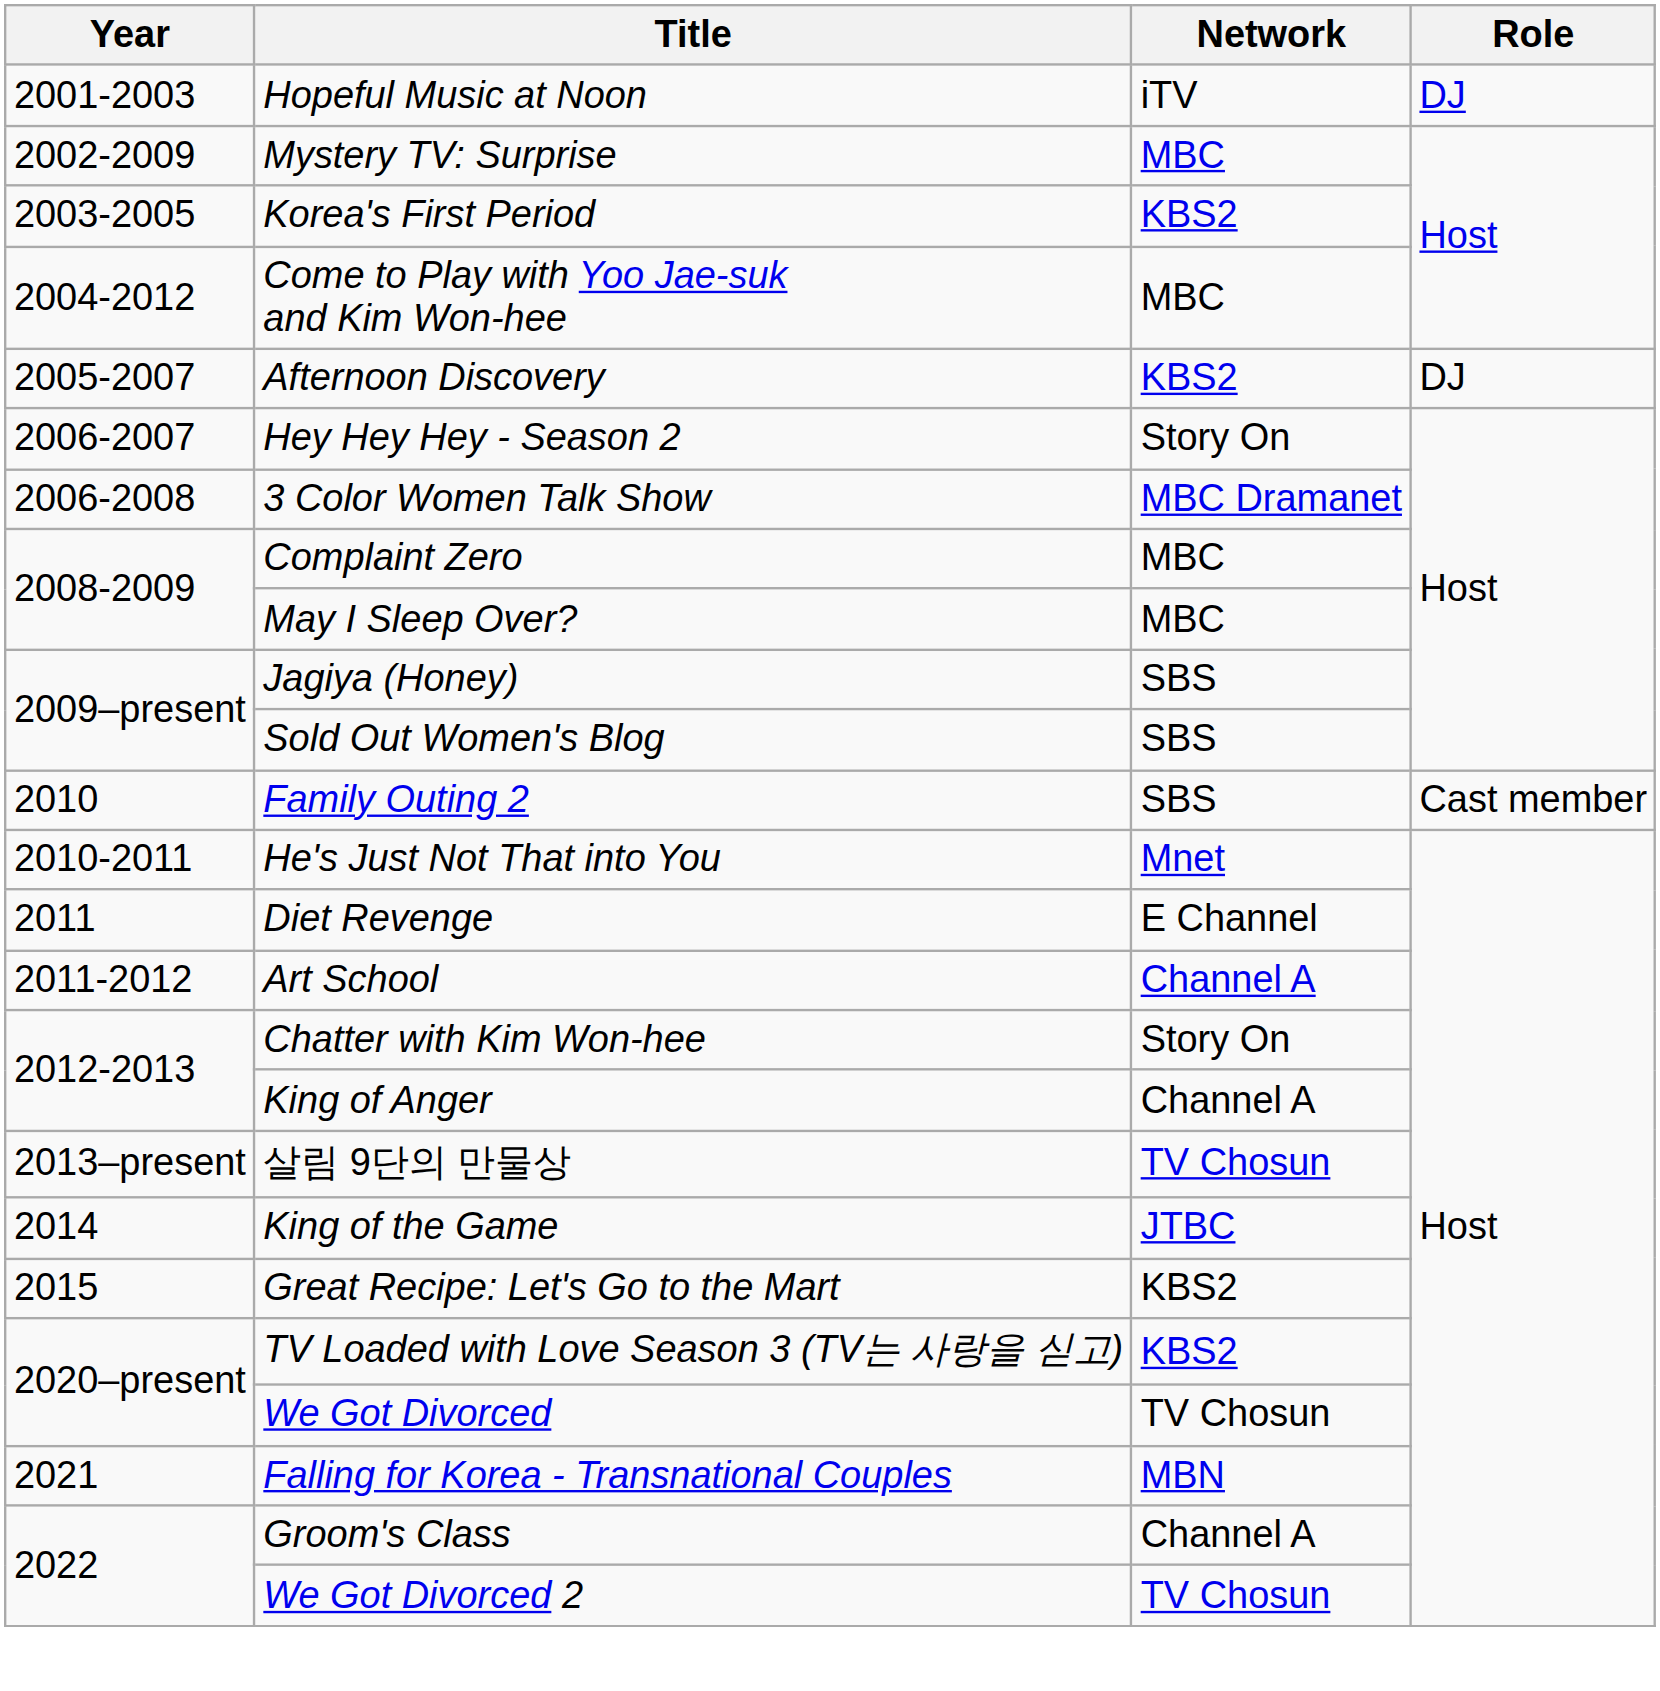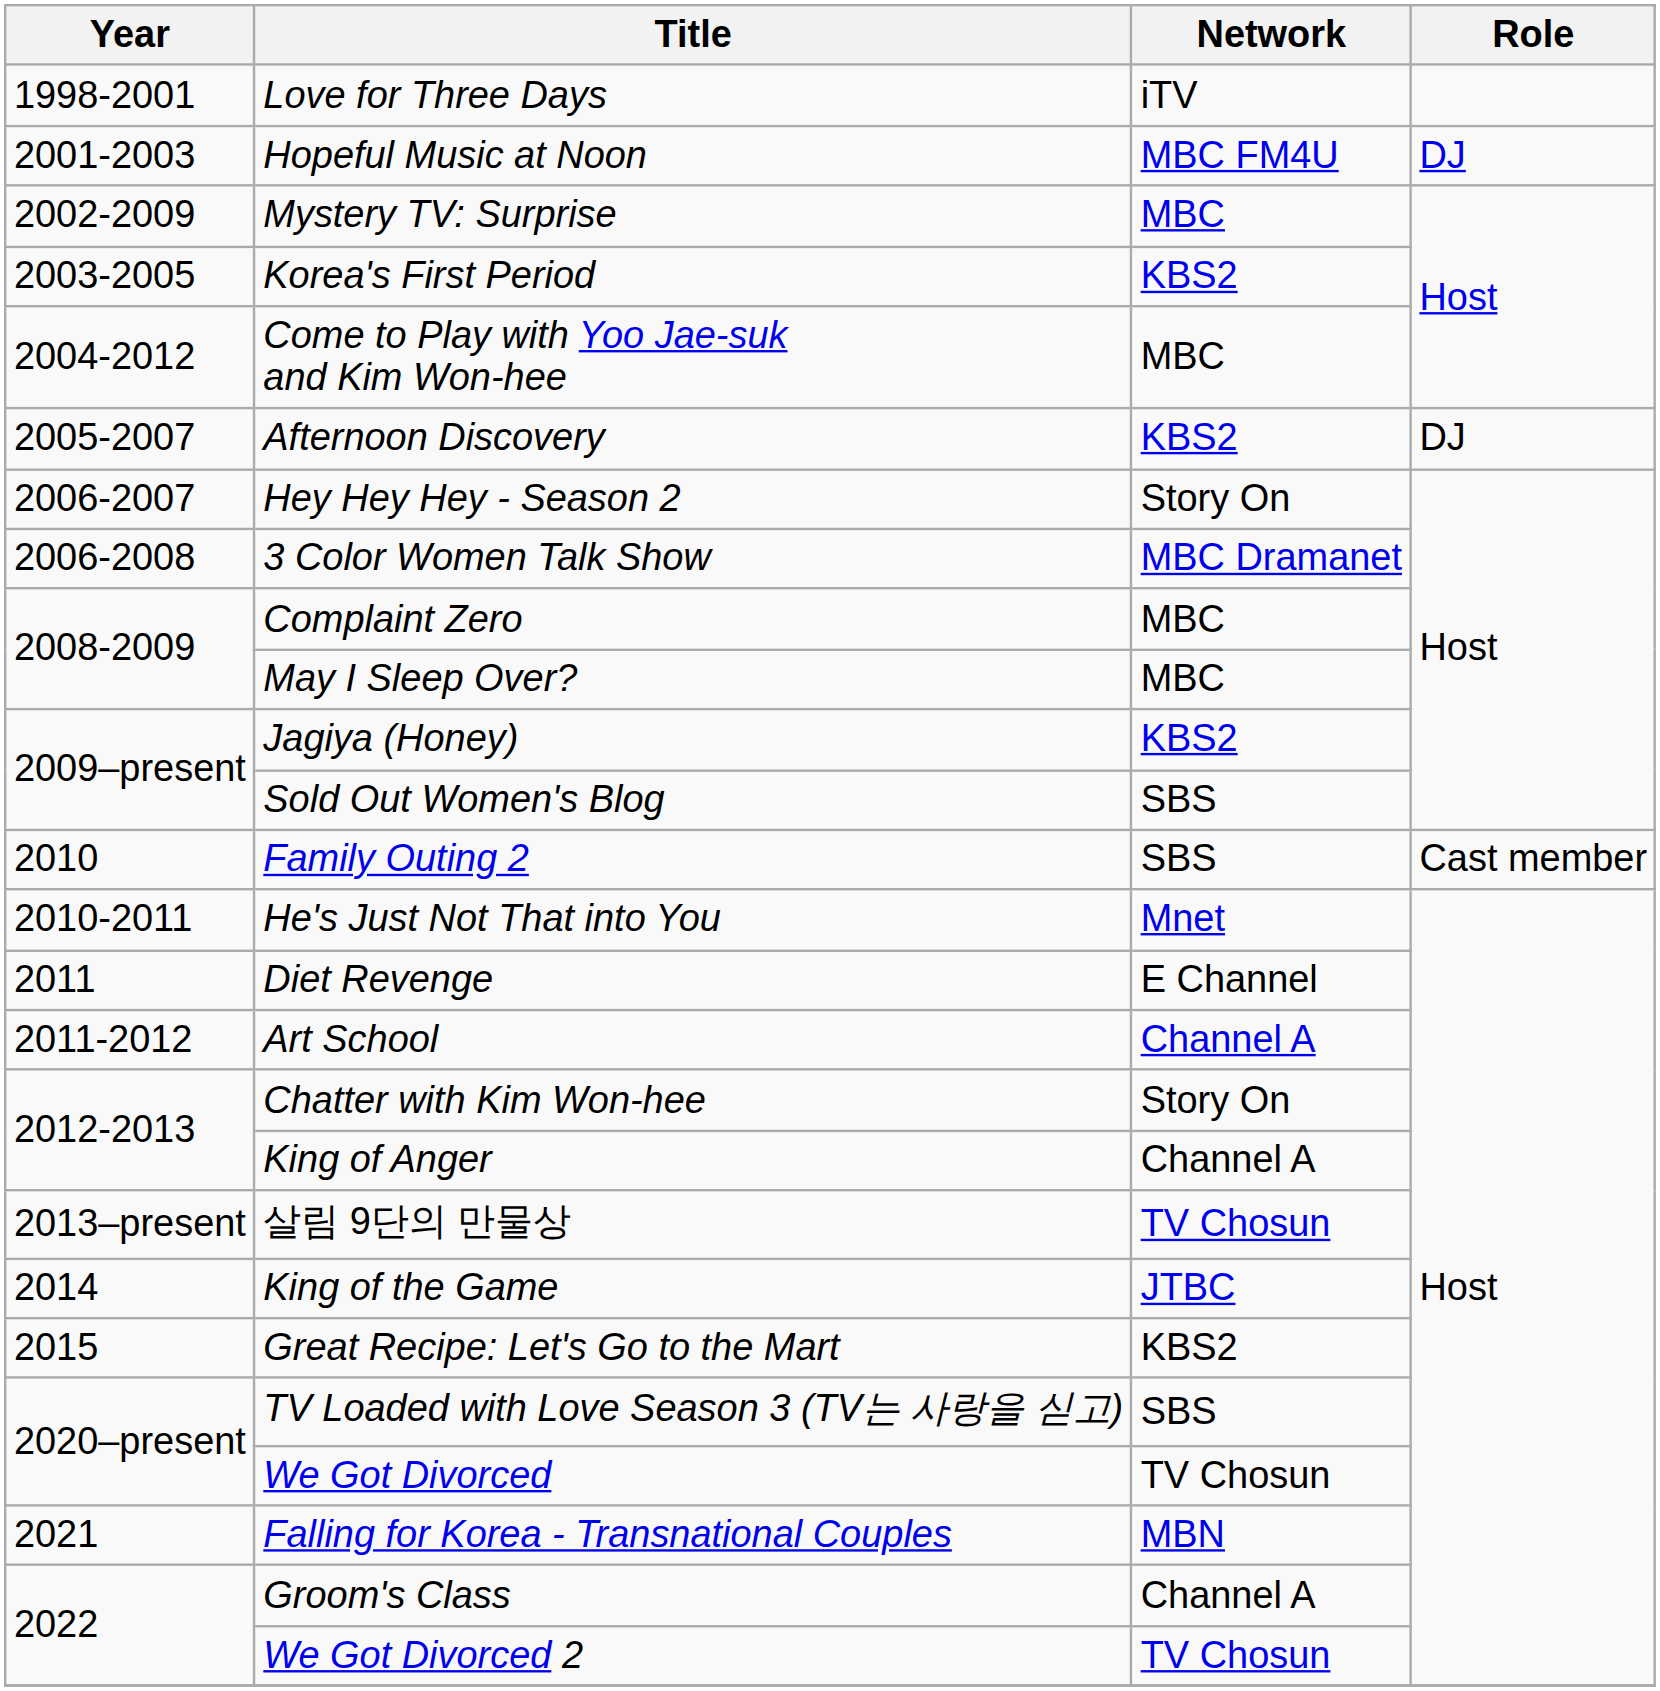+ row: (435, 94)
(1169, 94) iTV -> (1240, 154) MBC FM4U
(1179, 678) SBS -> (1189, 738) KBS2
(1189, 1350) KBS2 -> (1179, 1410) SBS
